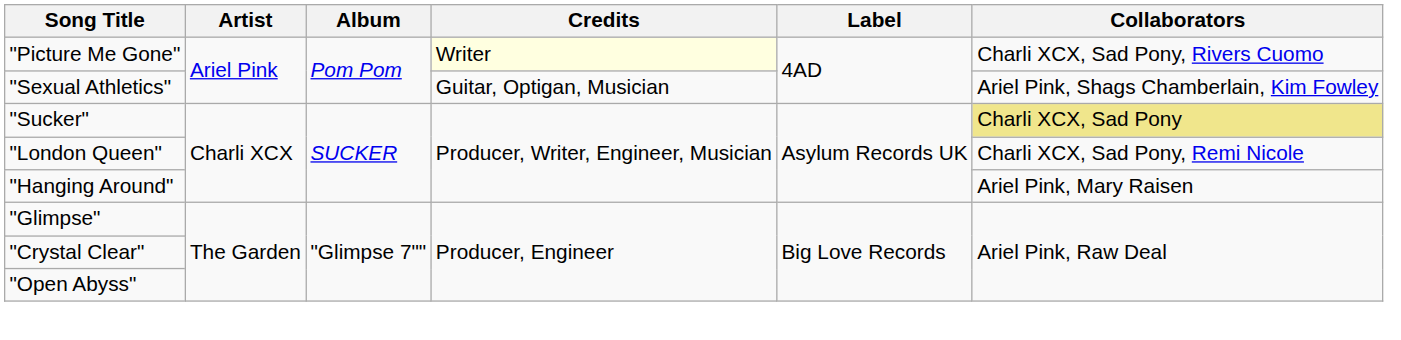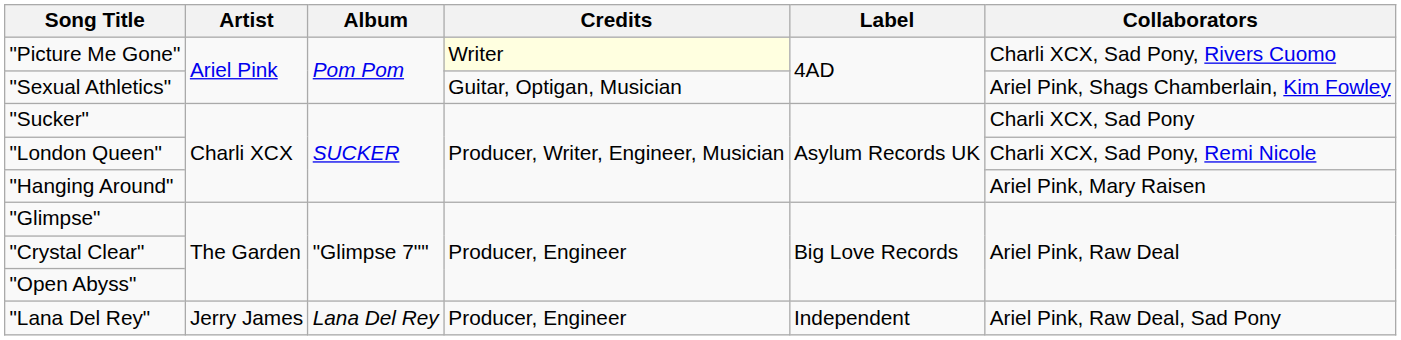(1079, 119) khaki background -> (1092, 119) no background
+ row: (80, 317)
